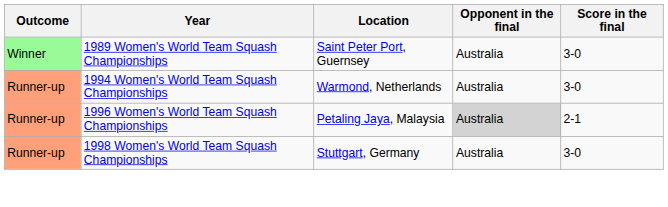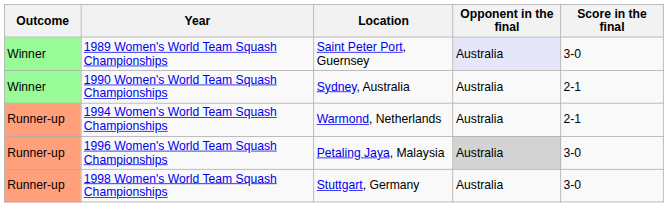(480, 53) no background -> (480, 53) lavender background
+ row: (180, 86)
(572, 86) 3-0 -> (572, 119) 2-1
(572, 119) 2-1 -> (572, 152) 3-0
